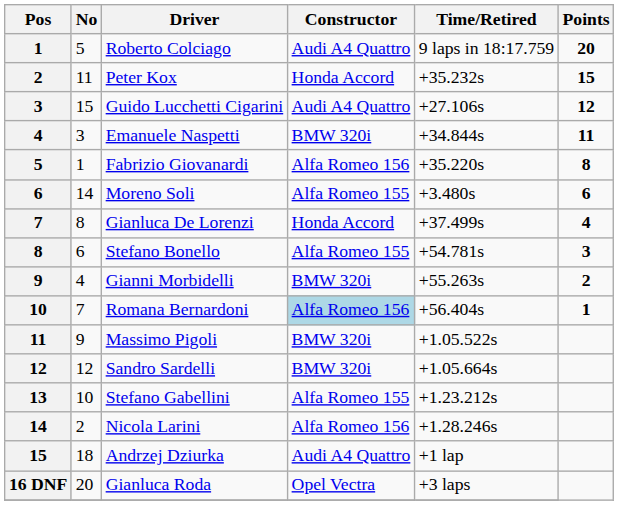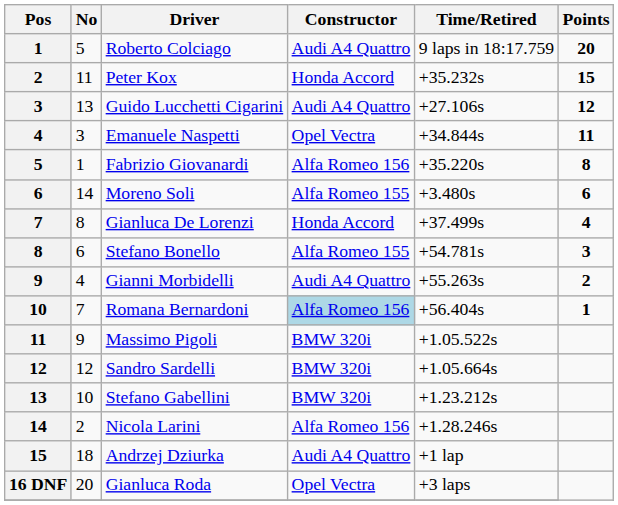(85, 106) 15 -> (85, 106) 13
(331, 135) BMW 320i -> (333, 135) Opel Vectra
(331, 280) BMW 320i -> (351, 280) Audi A4 Quattro
(350, 397) Alfa Romeo 155 -> (331, 397) BMW 320i
